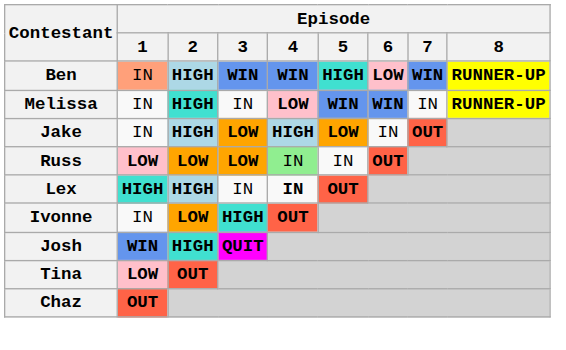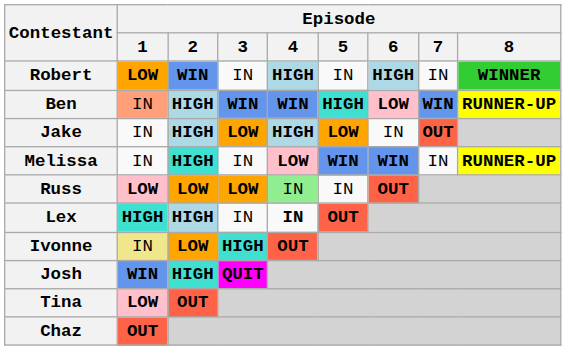+ row: (61, 76)
rows swapped: (61, 104) <-> (61, 132)
(143, 218) no background -> (143, 246) khaki background
